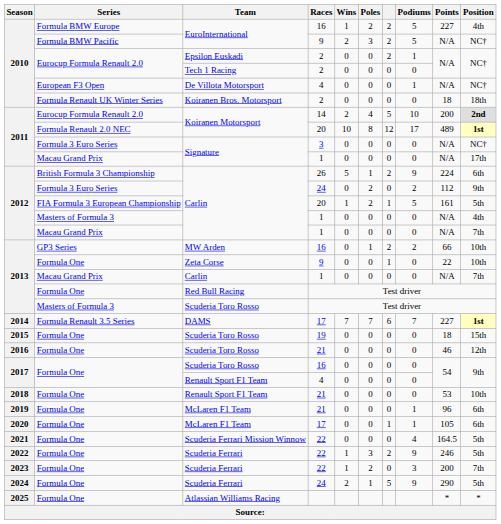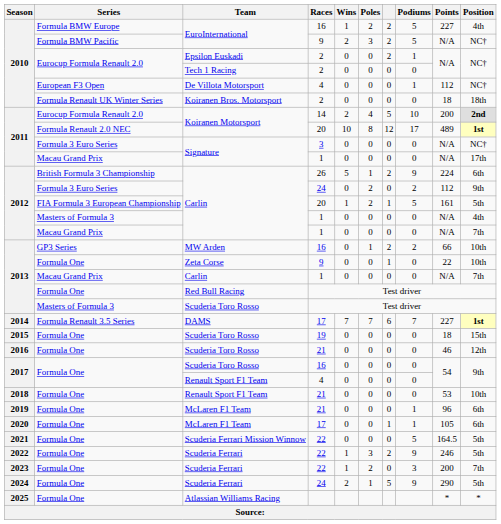(447, 85) N/A -> (447, 85) 112
(414, 439) 4 -> (414, 439) 5
